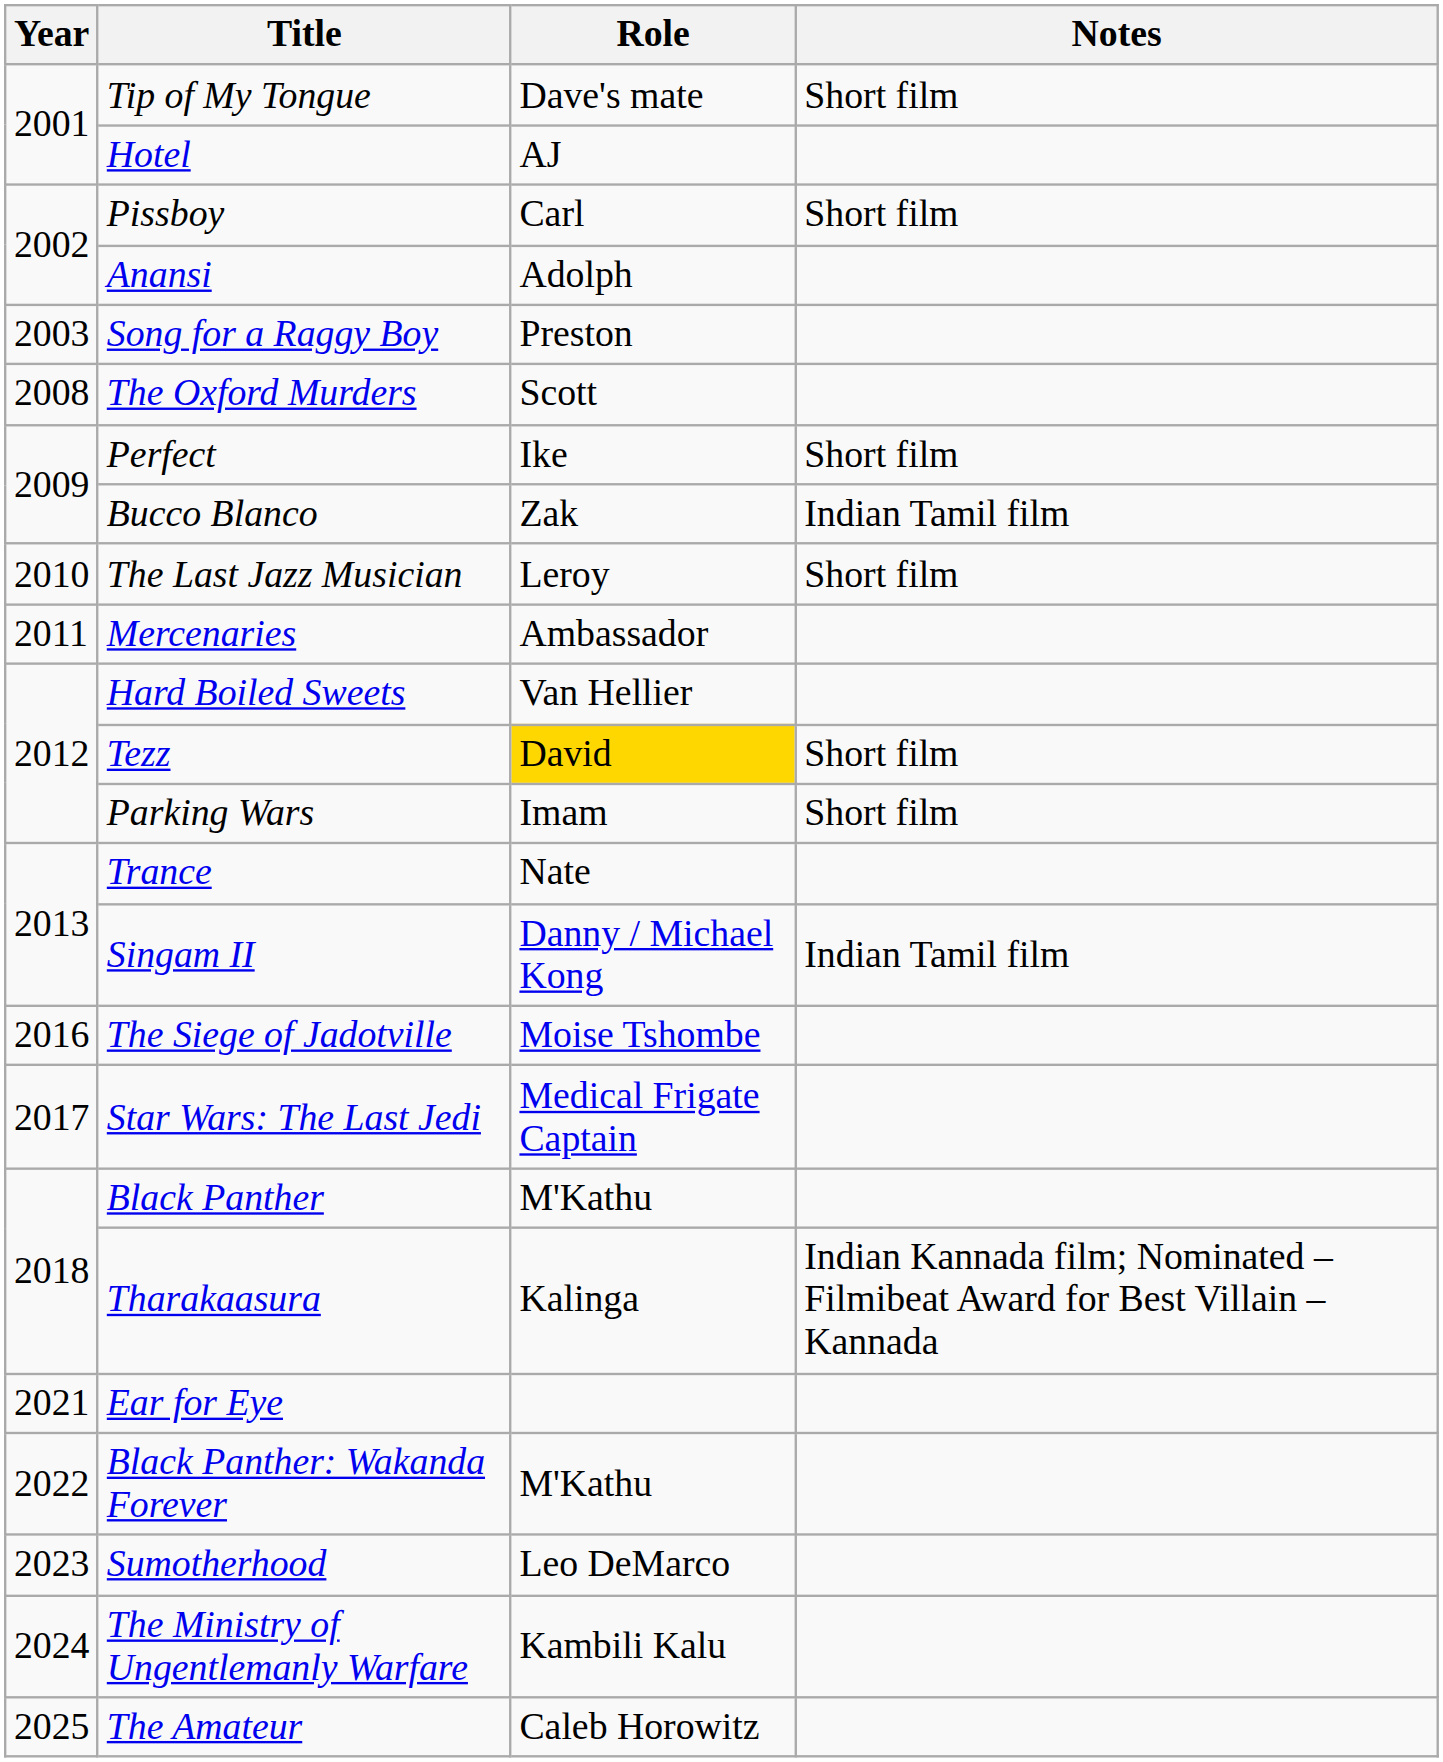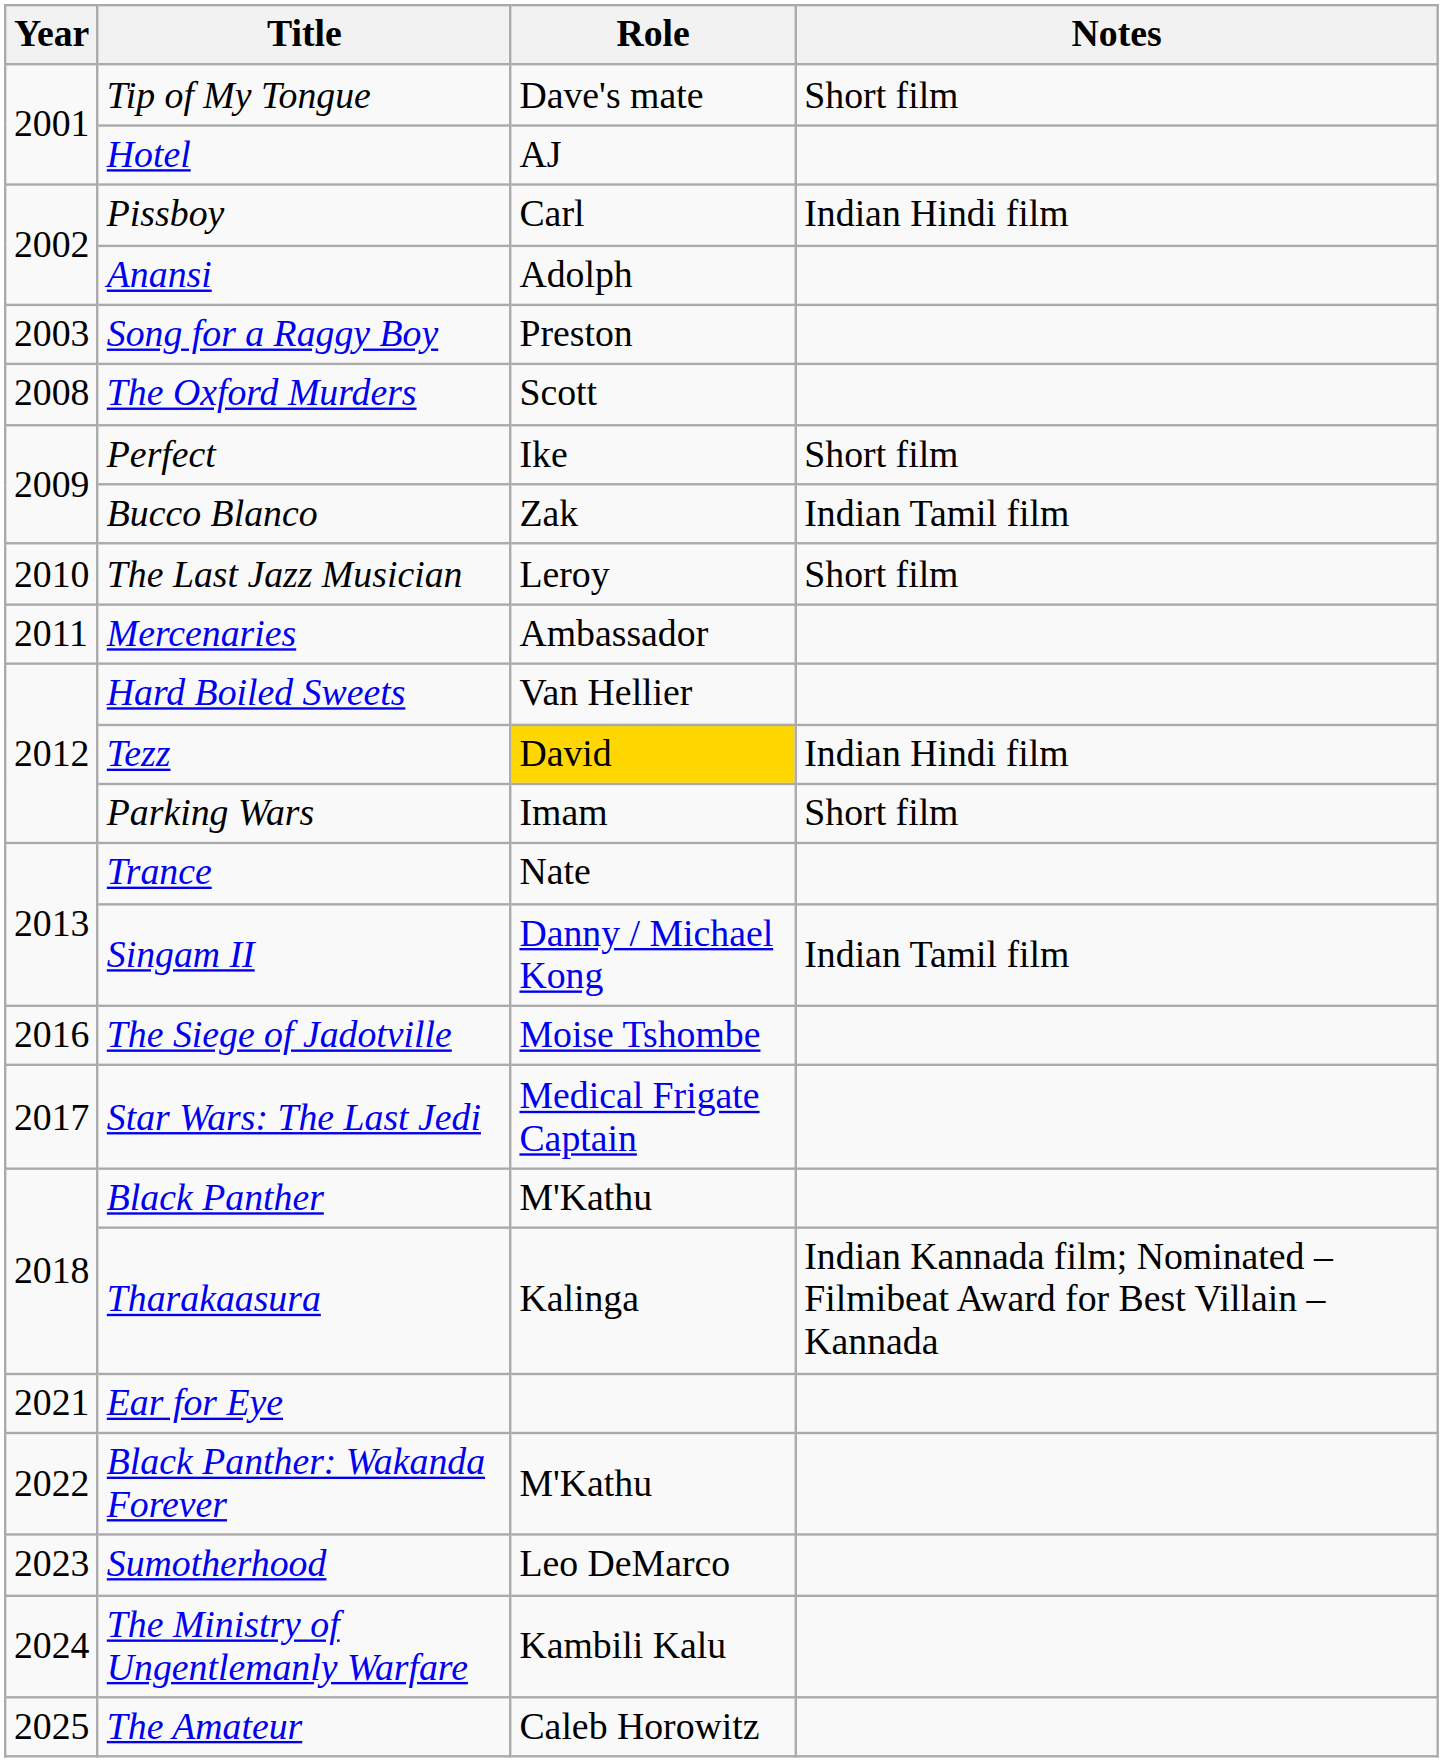(881, 214) Short film -> (936, 214) Indian Hindi film
(881, 753) Short film -> (936, 753) Indian Hindi film
